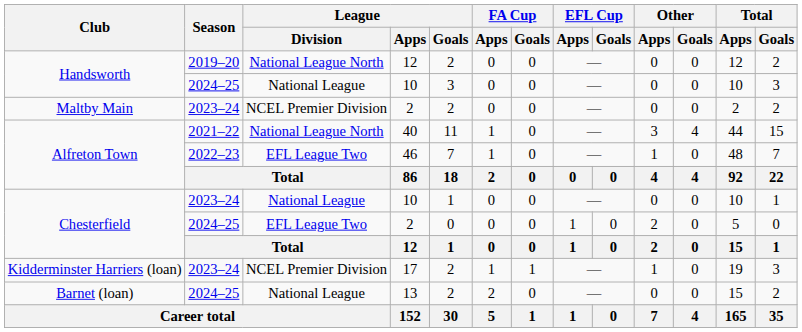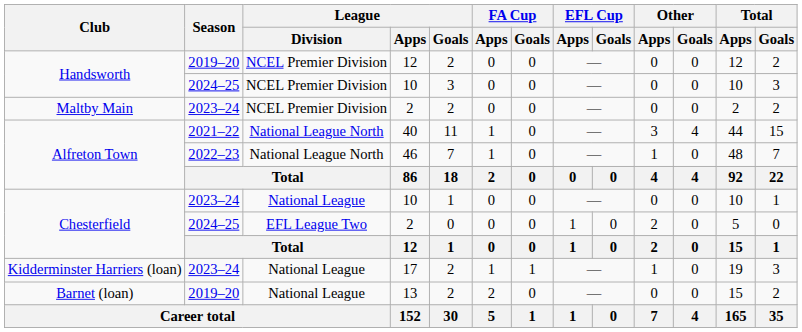(317, 62) National League North -> (317, 62) NCEL Premier Division
(317, 85) National League -> (317, 85) NCEL Premier Division
(317, 154) EFL League Two -> (317, 154) National League North
(317, 270) NCEL Premier Division -> (317, 270) National League
(214, 293) 2024–25 -> (214, 293) 2019–20
